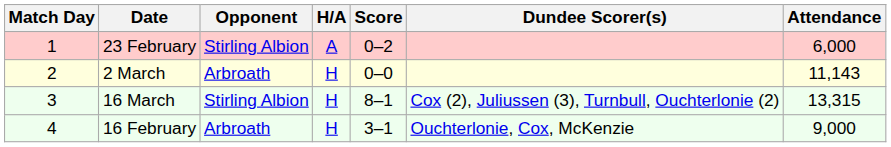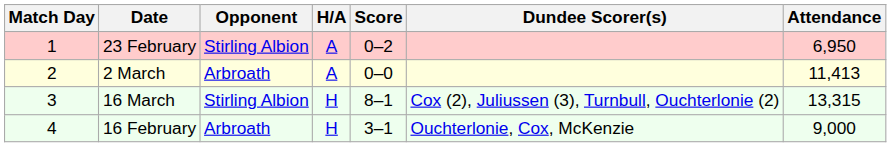(834, 45) 6,000 -> (834, 45) 6,950
(332, 73) H -> (332, 73) A
(834, 73) 11,143 -> (834, 73) 11,413
